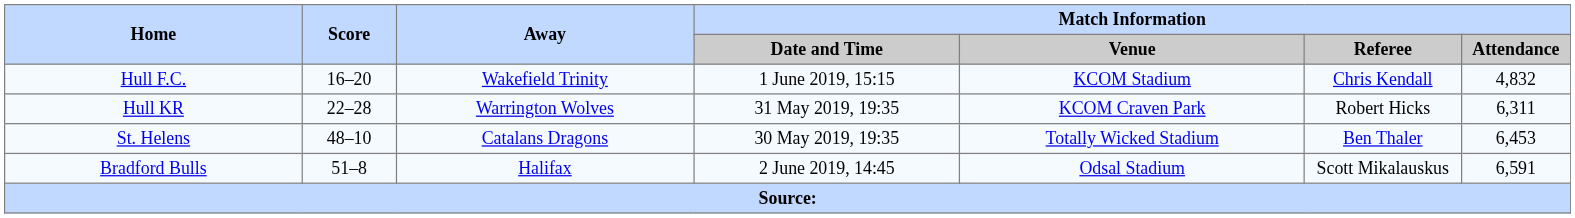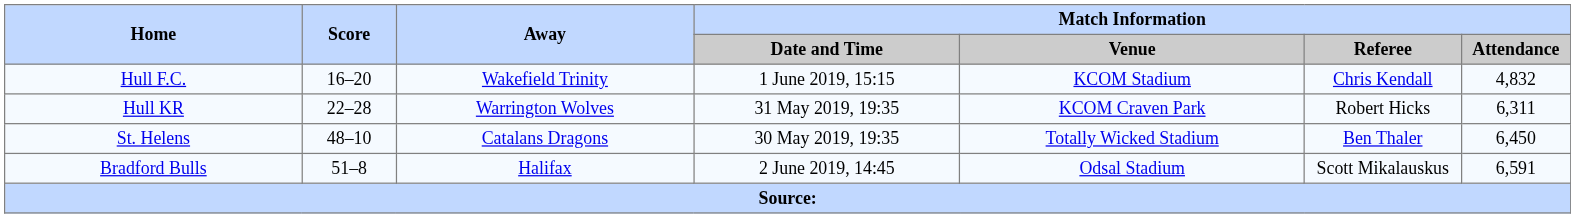(1516, 138) 6,453 -> (1516, 138) 6,450
